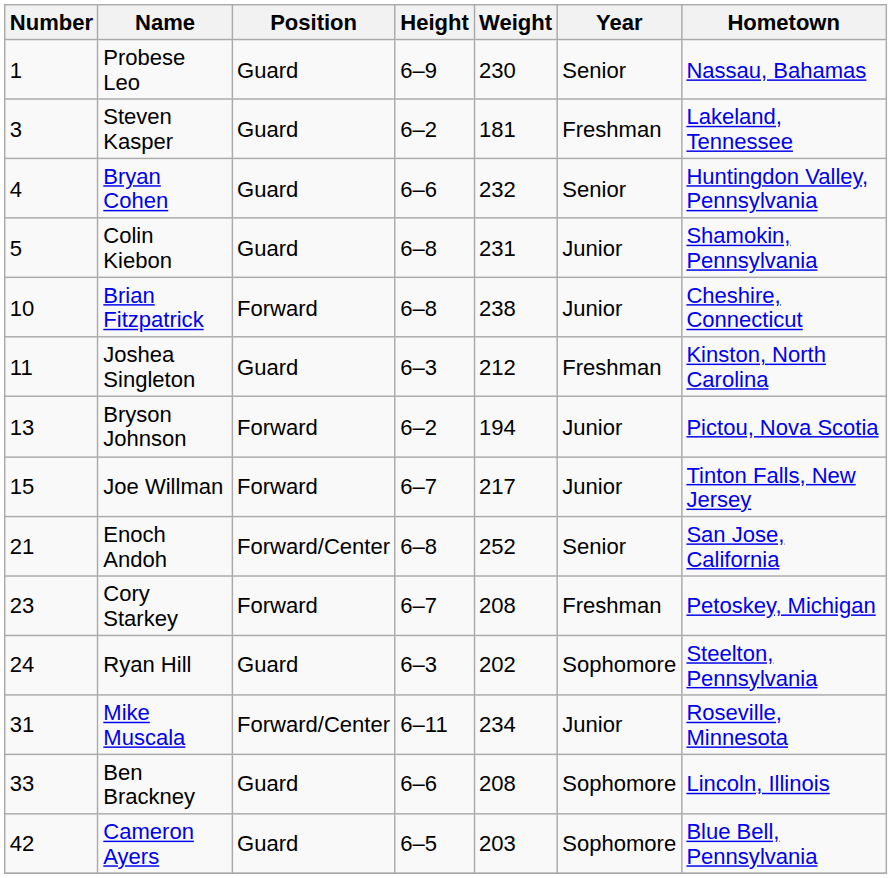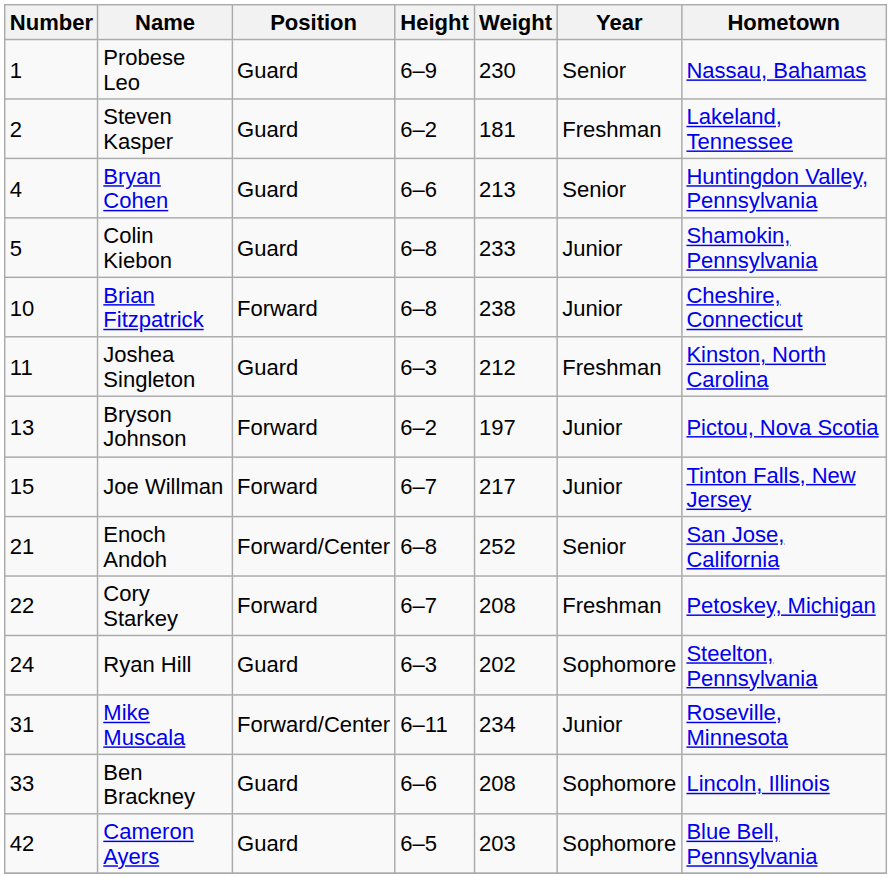(16, 129) 3 -> (16, 129) 2
(497, 189) 232 -> (497, 189) 213
(497, 248) 231 -> (497, 248) 233
(497, 427) 194 -> (497, 427) 197
(22, 605) 23 -> (22, 605) 22
